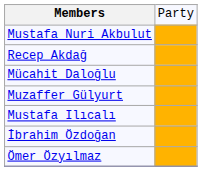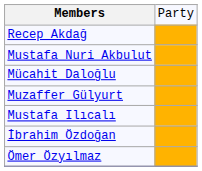rows swapped: (80, 35) <-> (47, 55)
